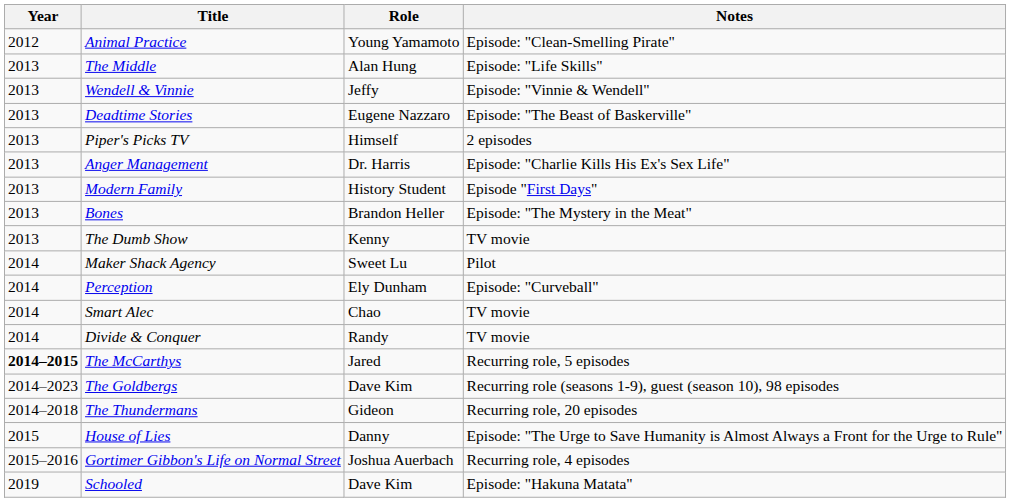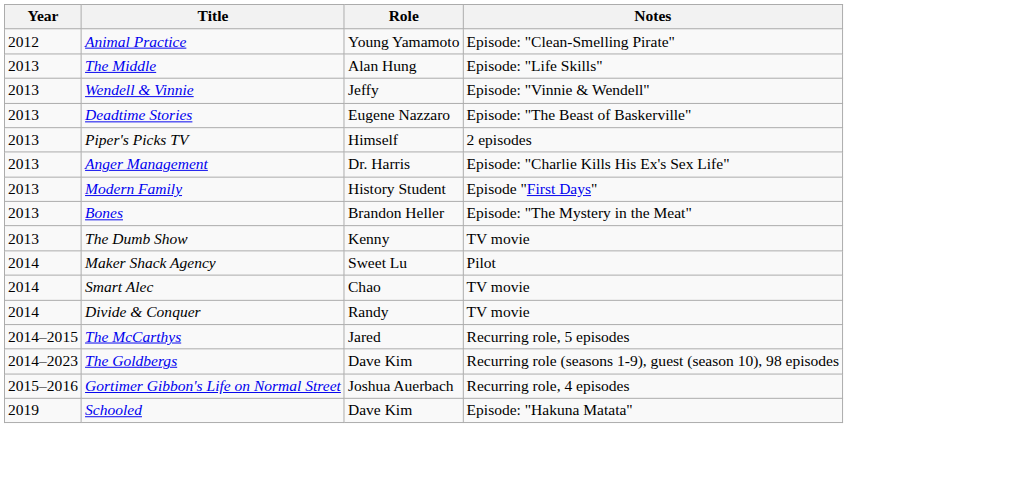- row: (119, 287)
(43, 361) bold -> (43, 336) normal
- row: (141, 410)
- row: (128, 435)
